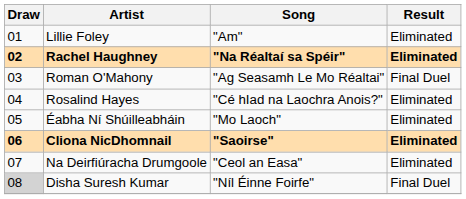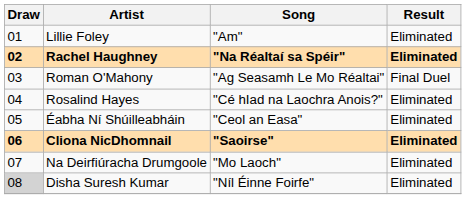(247, 120) "Mo Laoch" -> (258, 120) "Ceol an Easa"
(258, 162) "Ceol an Easa" -> (247, 162) "Mo Laoch"
(420, 183) Final Duel -> (421, 183) Eliminated
